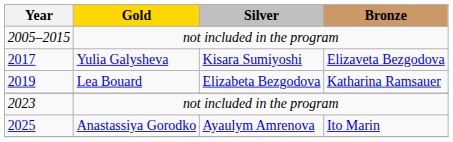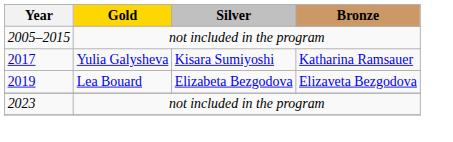(386, 59) Elizaveta Bezgodova -> (356, 59) Katharina Ramsauer
(384, 81) Katharina Ramsauer -> (358, 81) Elizaveta Bezgodova
- row: (22, 125)
